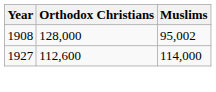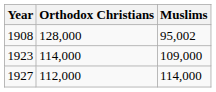+ row: (20, 55)
(60, 55) 112,600 -> (60, 76) 112,000
